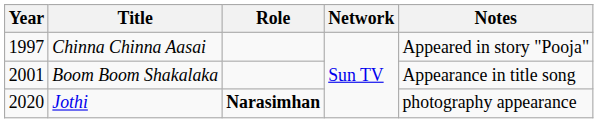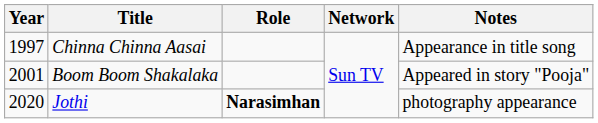(496, 46) Appeared in story "Pooja" -> (489, 46) Appearance in title song
(489, 74) Appearance in title song -> (496, 74) Appeared in story "Pooja"
